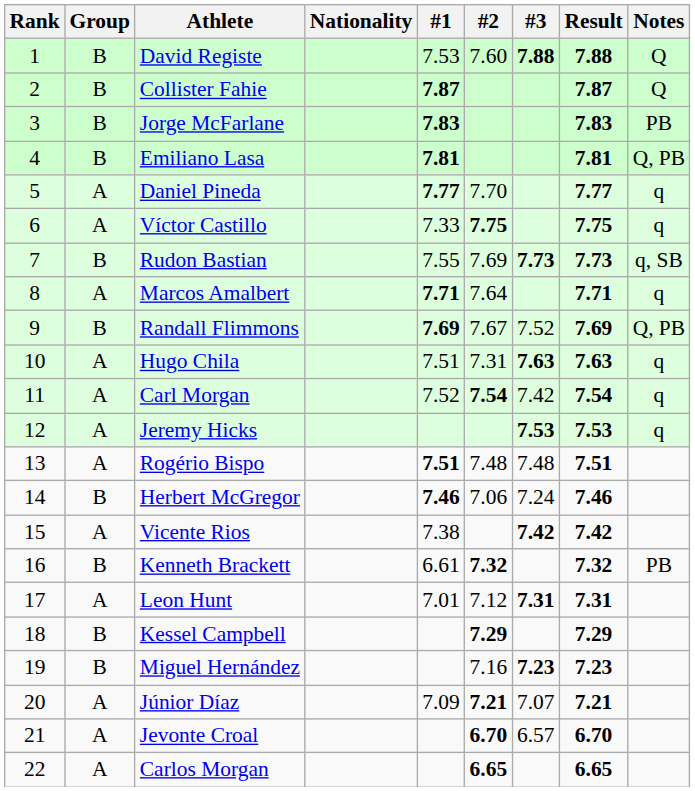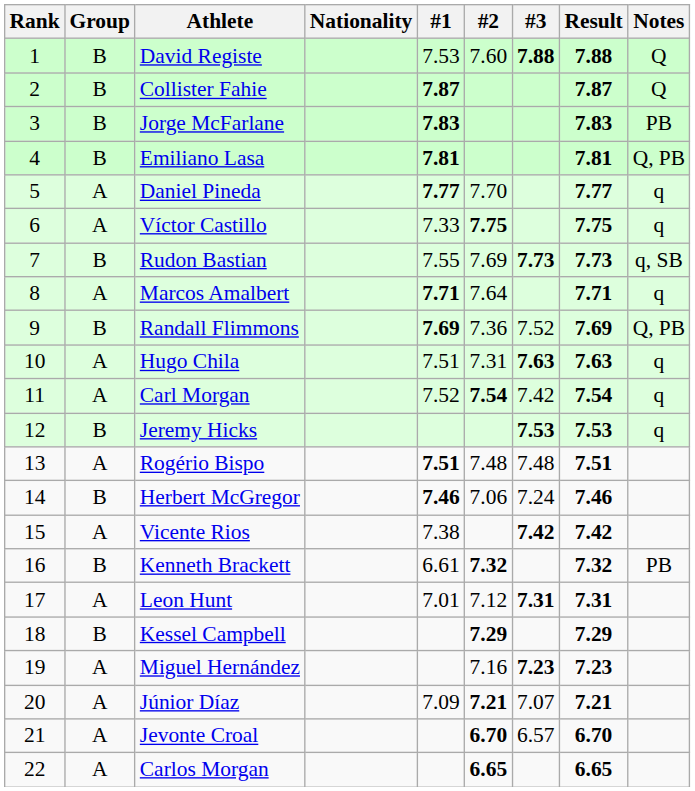(488, 327) 7.67 -> (488, 327) 7.36
(100, 429) A -> (100, 429) B
(100, 667) B -> (100, 667) A
